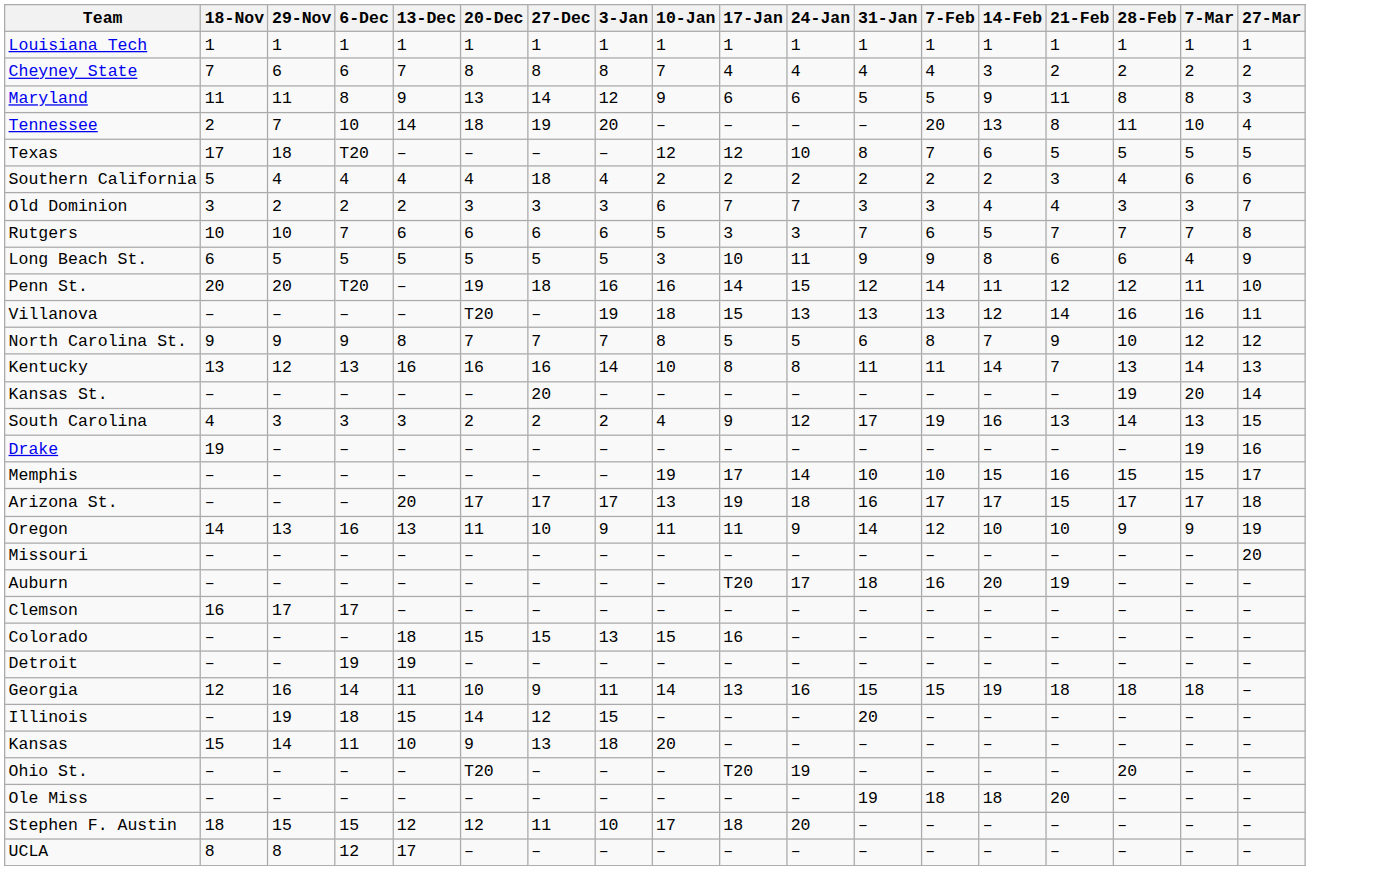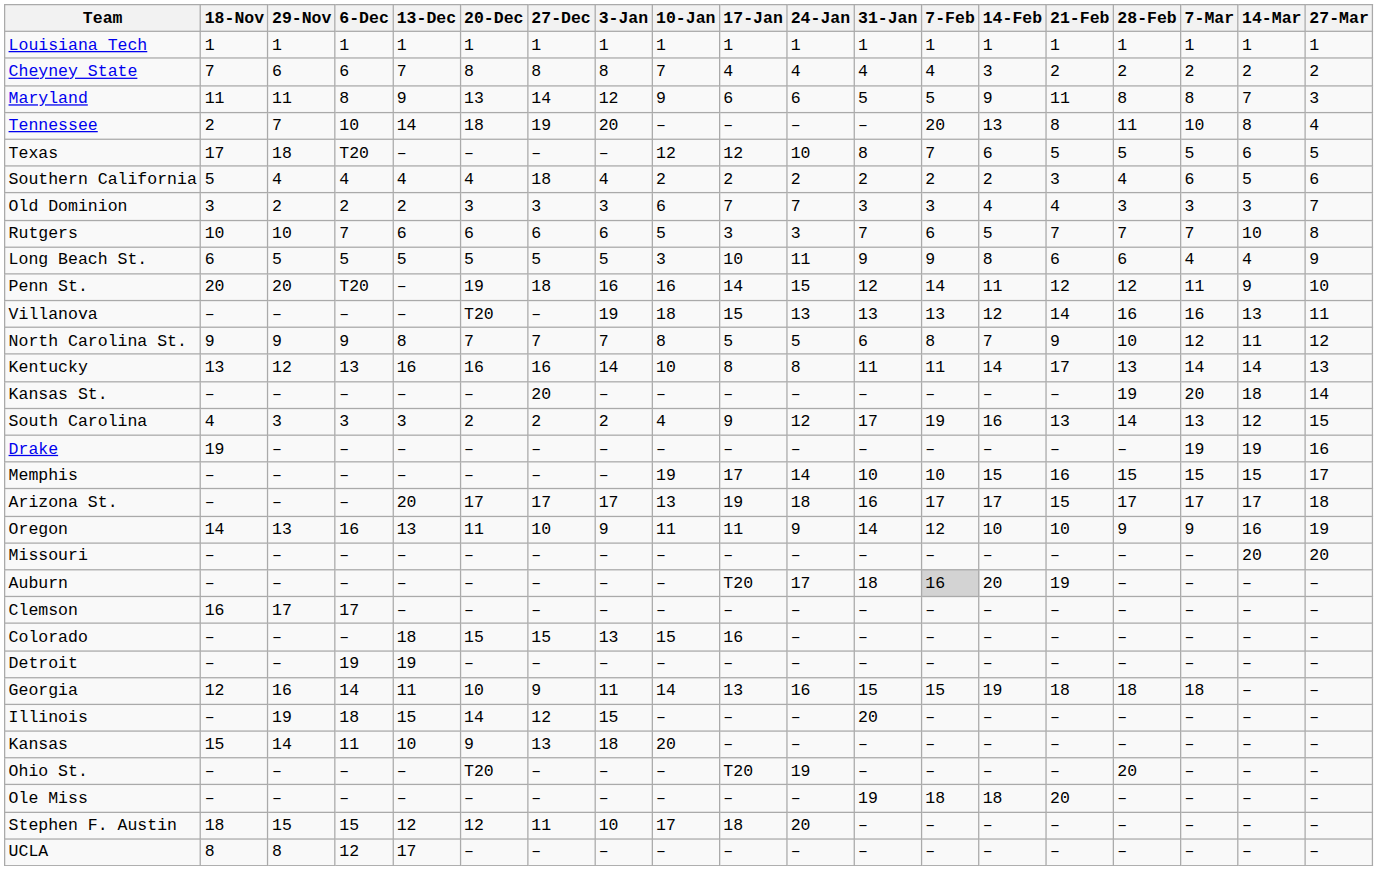+ column: (1272, 18)
(1055, 368) 7 -> (1060, 368) 17
(935, 583) no background -> (935, 583) lightgrey background
